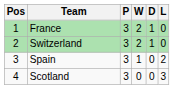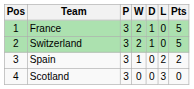+ column: (179, 12)
